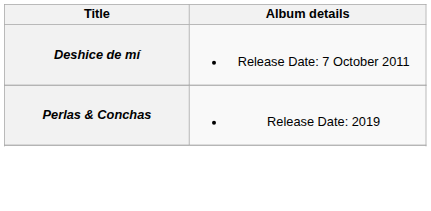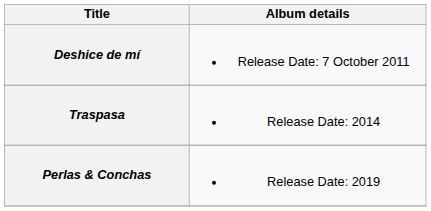+ row: (97, 115)
